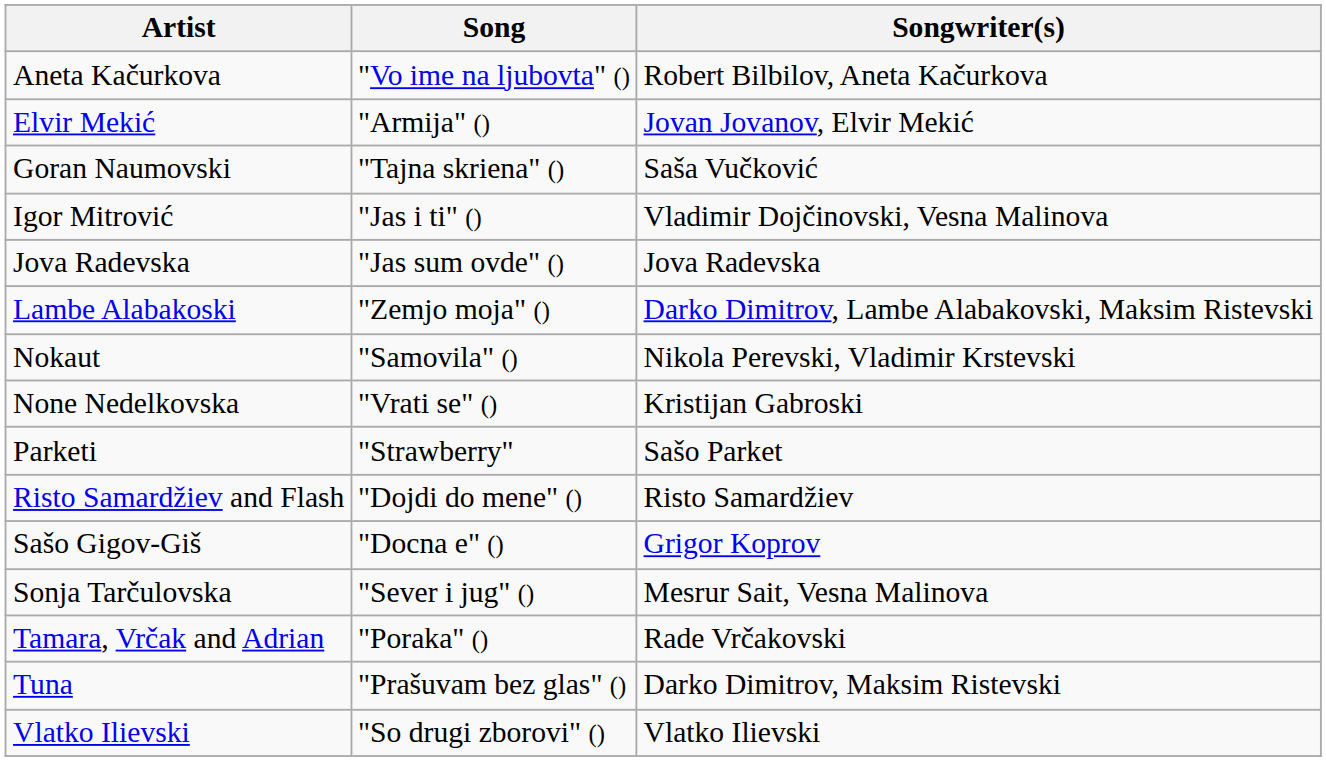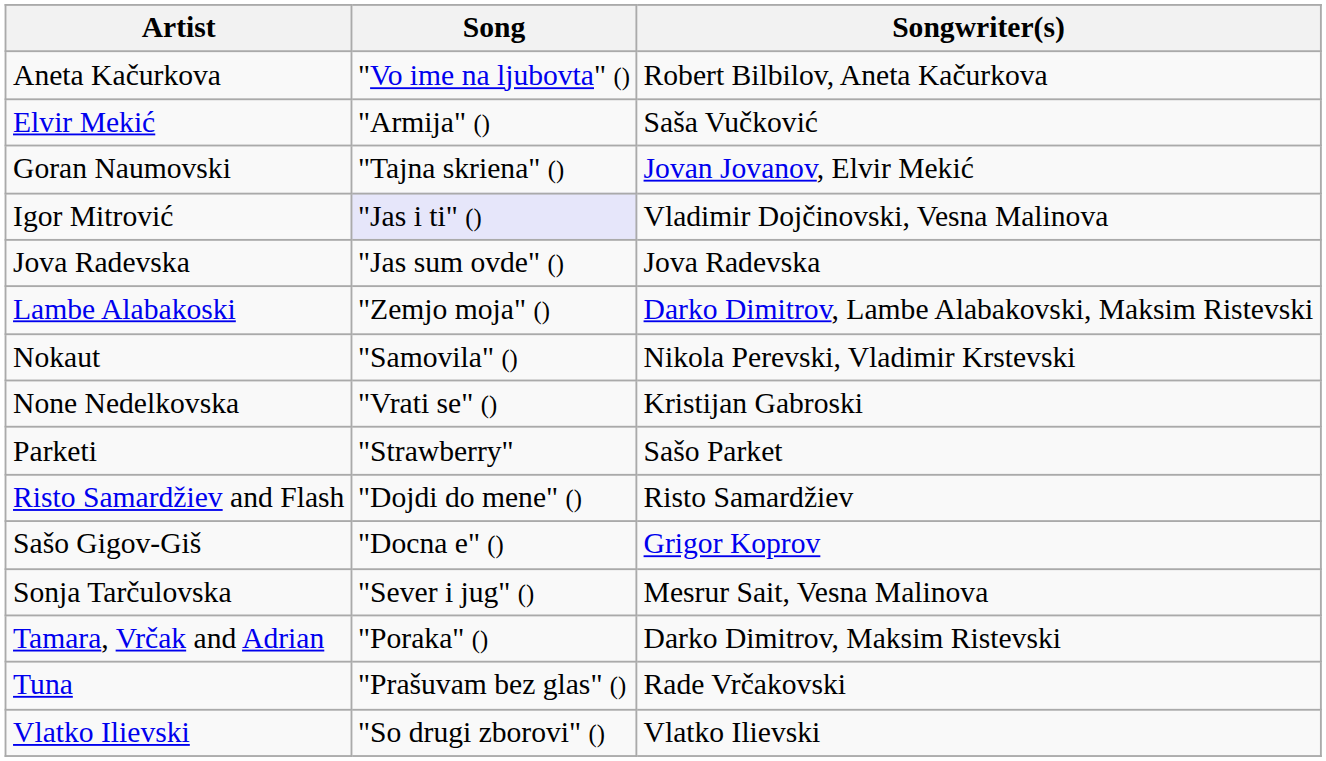(809, 121) Jovan Jovanov, Elvir Mekić -> (731, 121) Saša Vučković
(731, 168) Saša Vučković -> (809, 168) Jovan Jovanov, Elvir Mekić
(420, 215) no background -> (420, 215) lavender background
(745, 638) Rade Vrčakovski -> (852, 638) Darko Dimitrov, Maksim Ristevski
(852, 685) Darko Dimitrov, Maksim Ristevski -> (745, 685) Rade Vrčakovski
